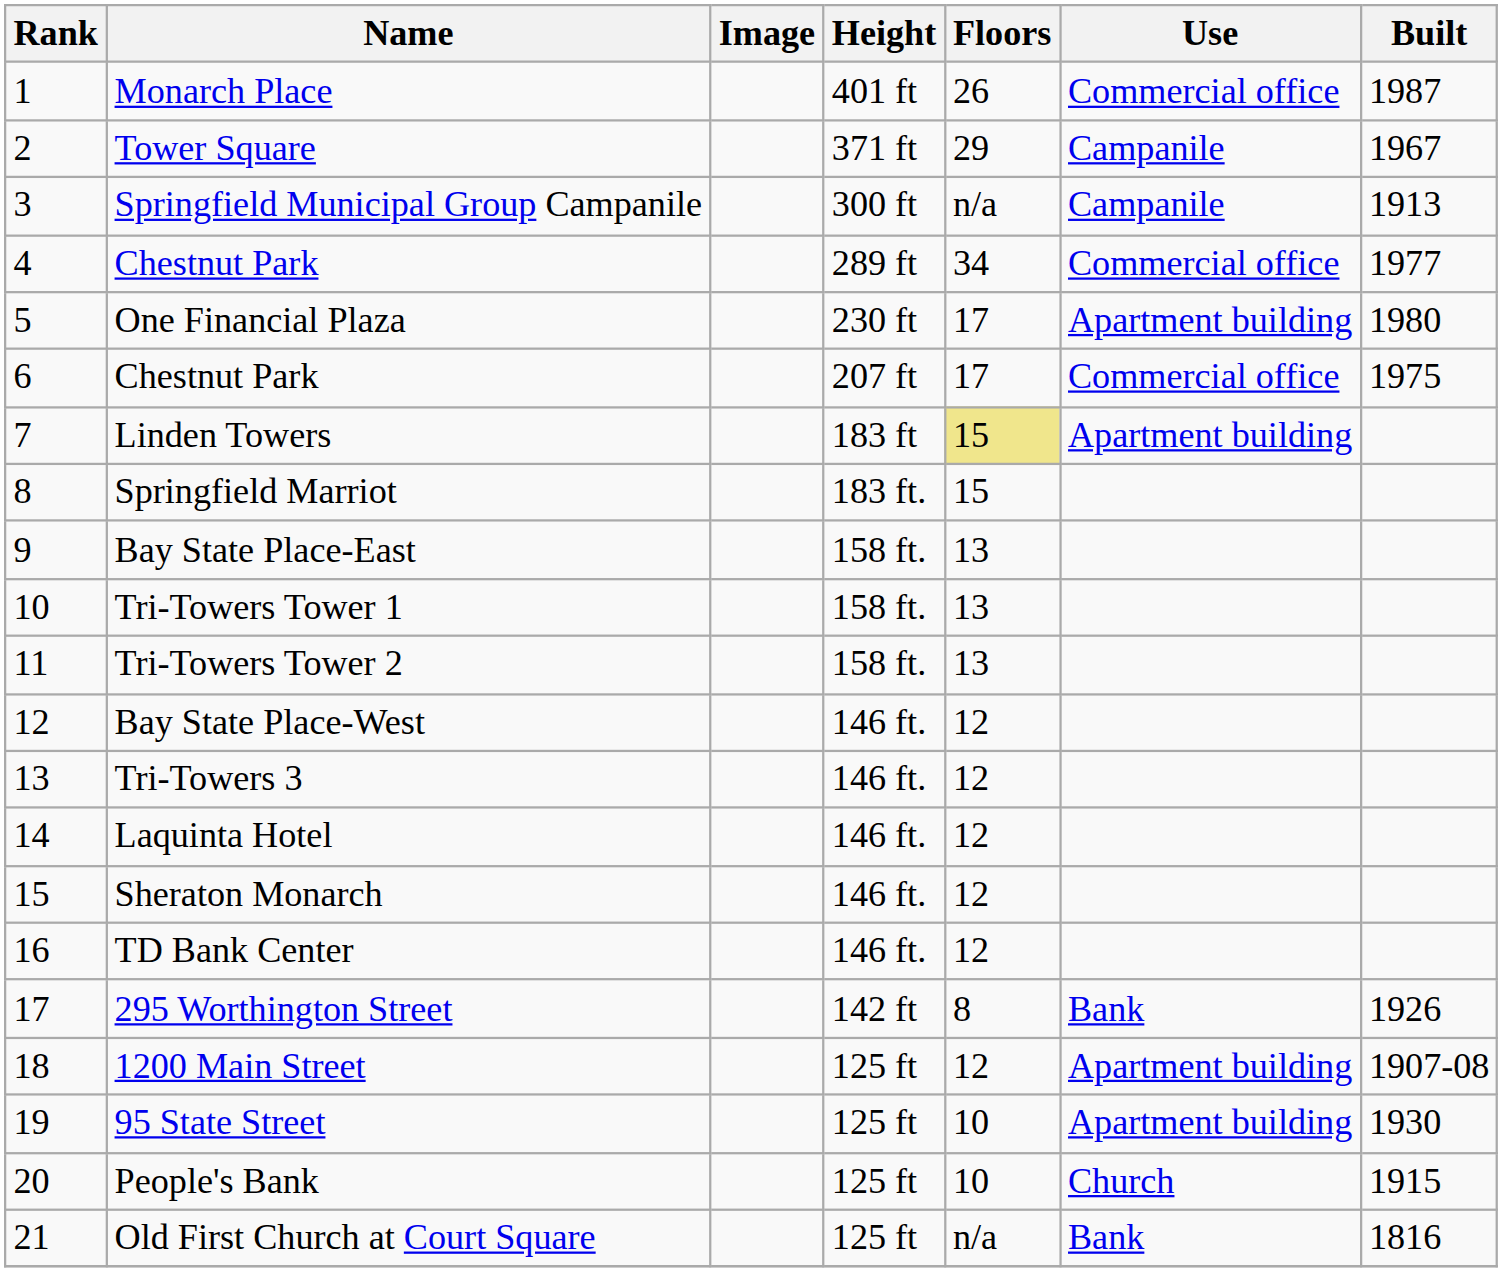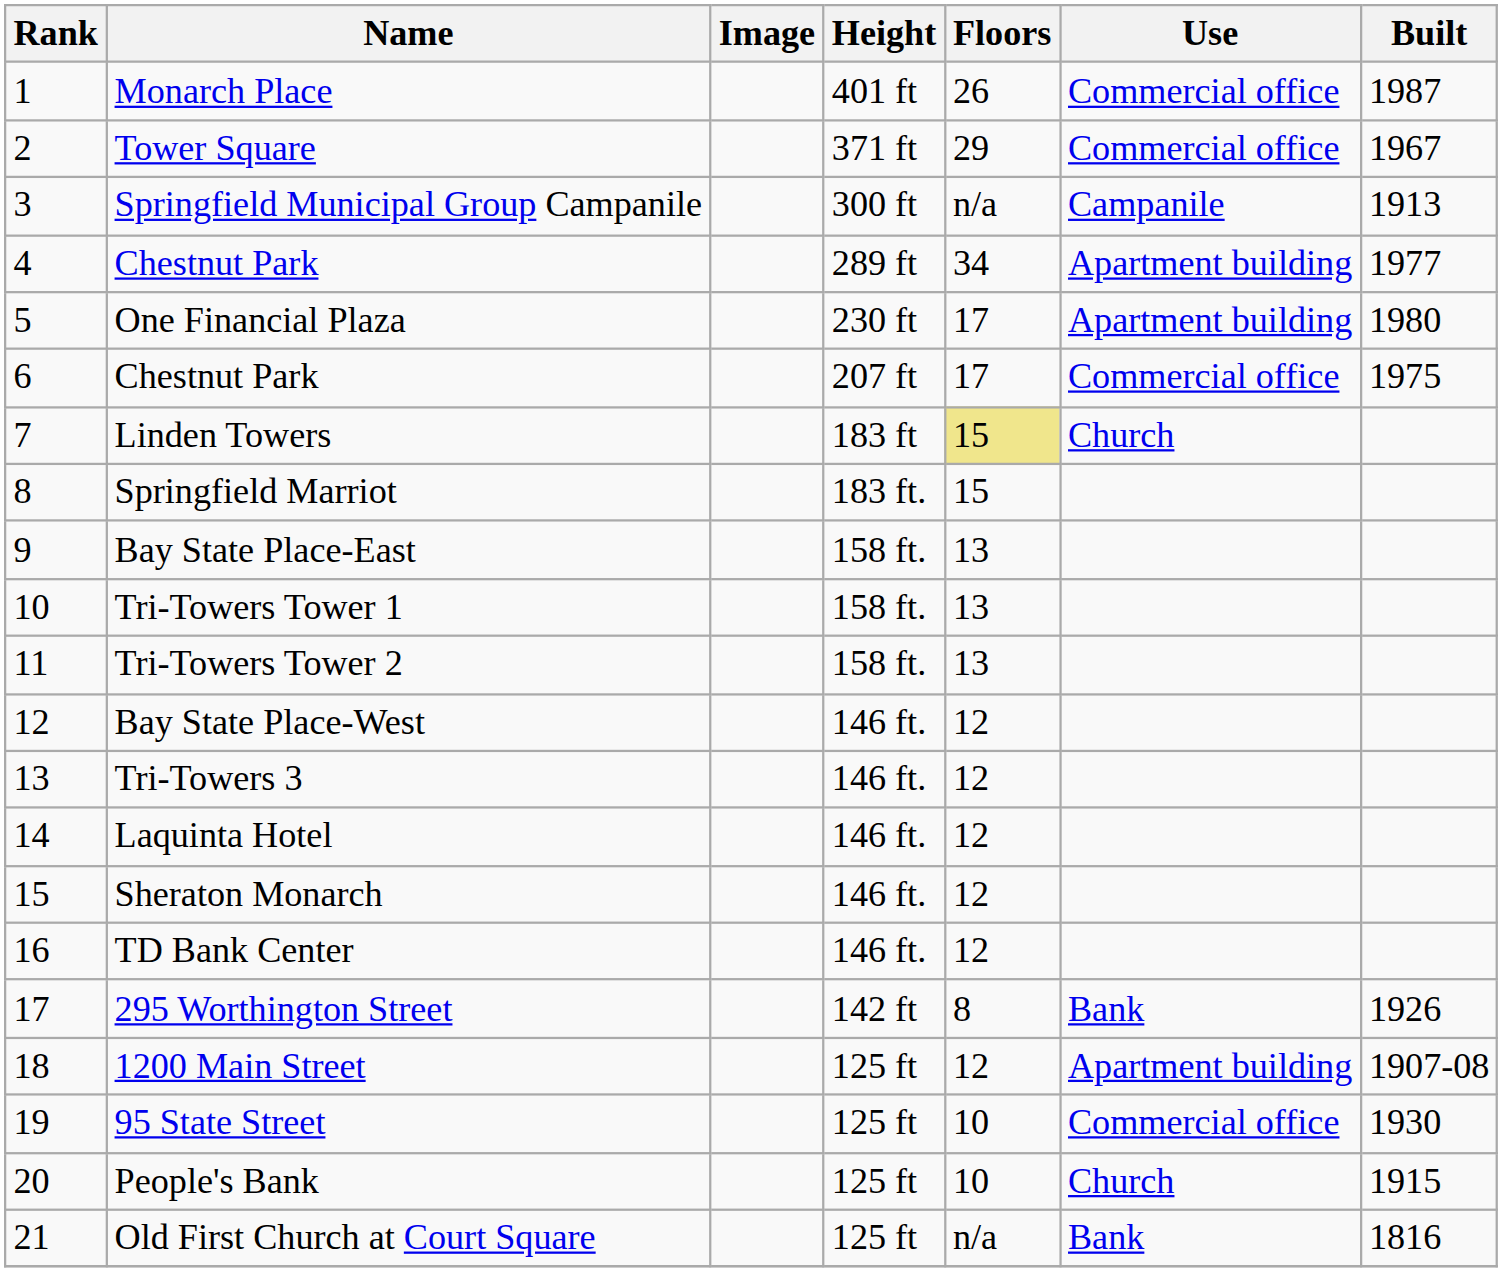(1146, 147) Campanile -> (1204, 147) Commercial office
(1204, 262) Commercial office -> (1210, 262) Apartment building
(1210, 434) Apartment building -> (1121, 434) Church
(1210, 1122) Apartment building -> (1204, 1122) Commercial office
